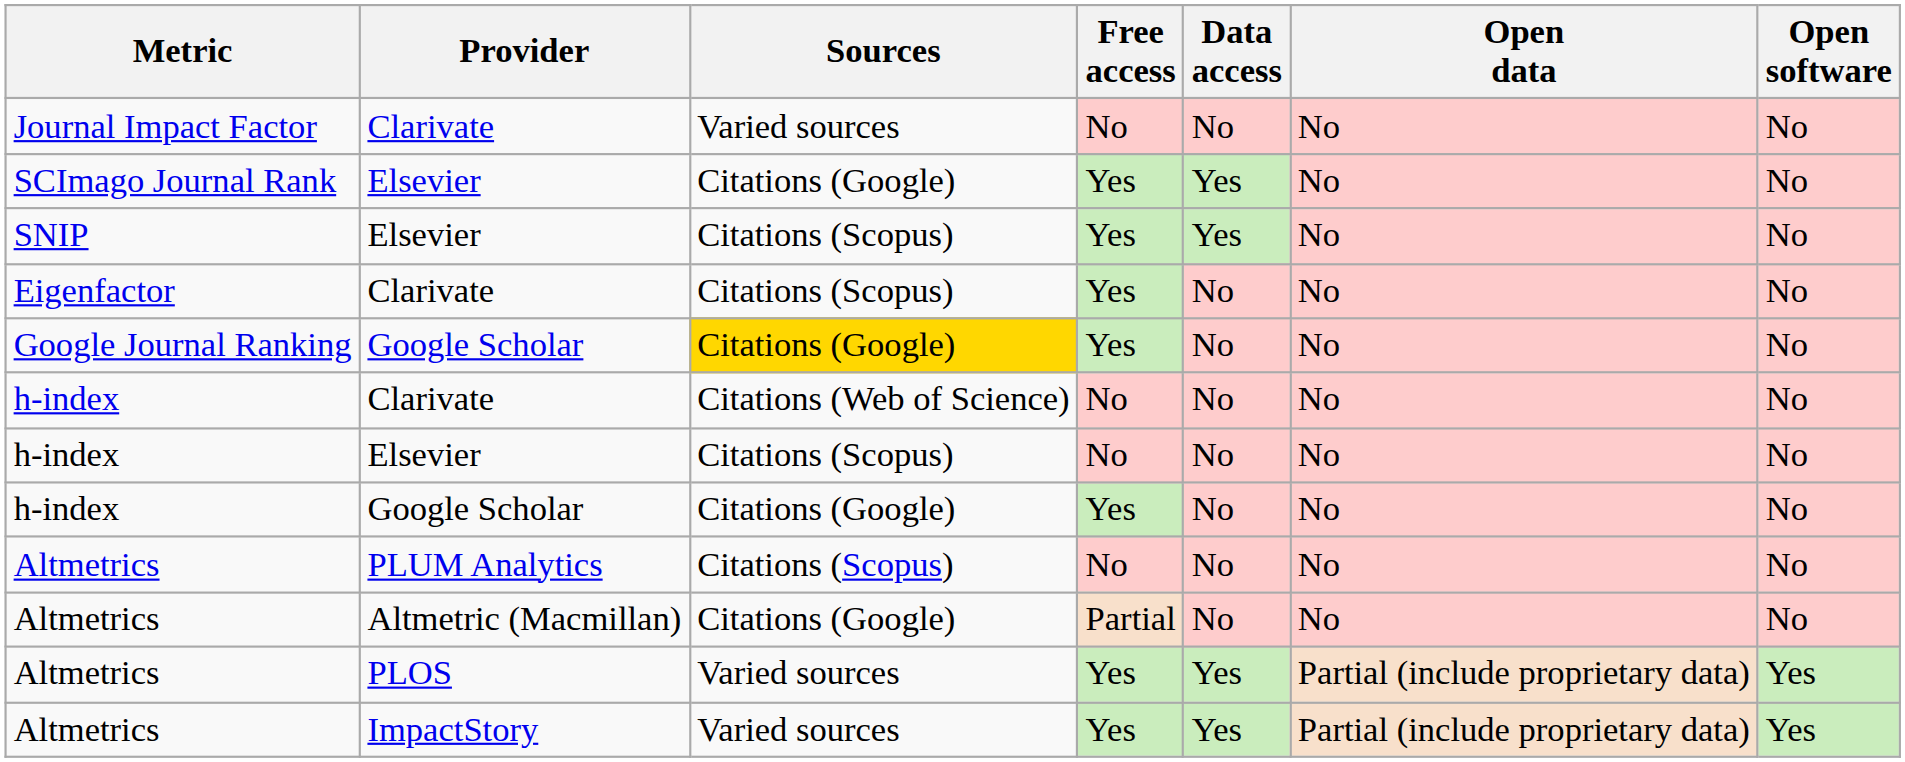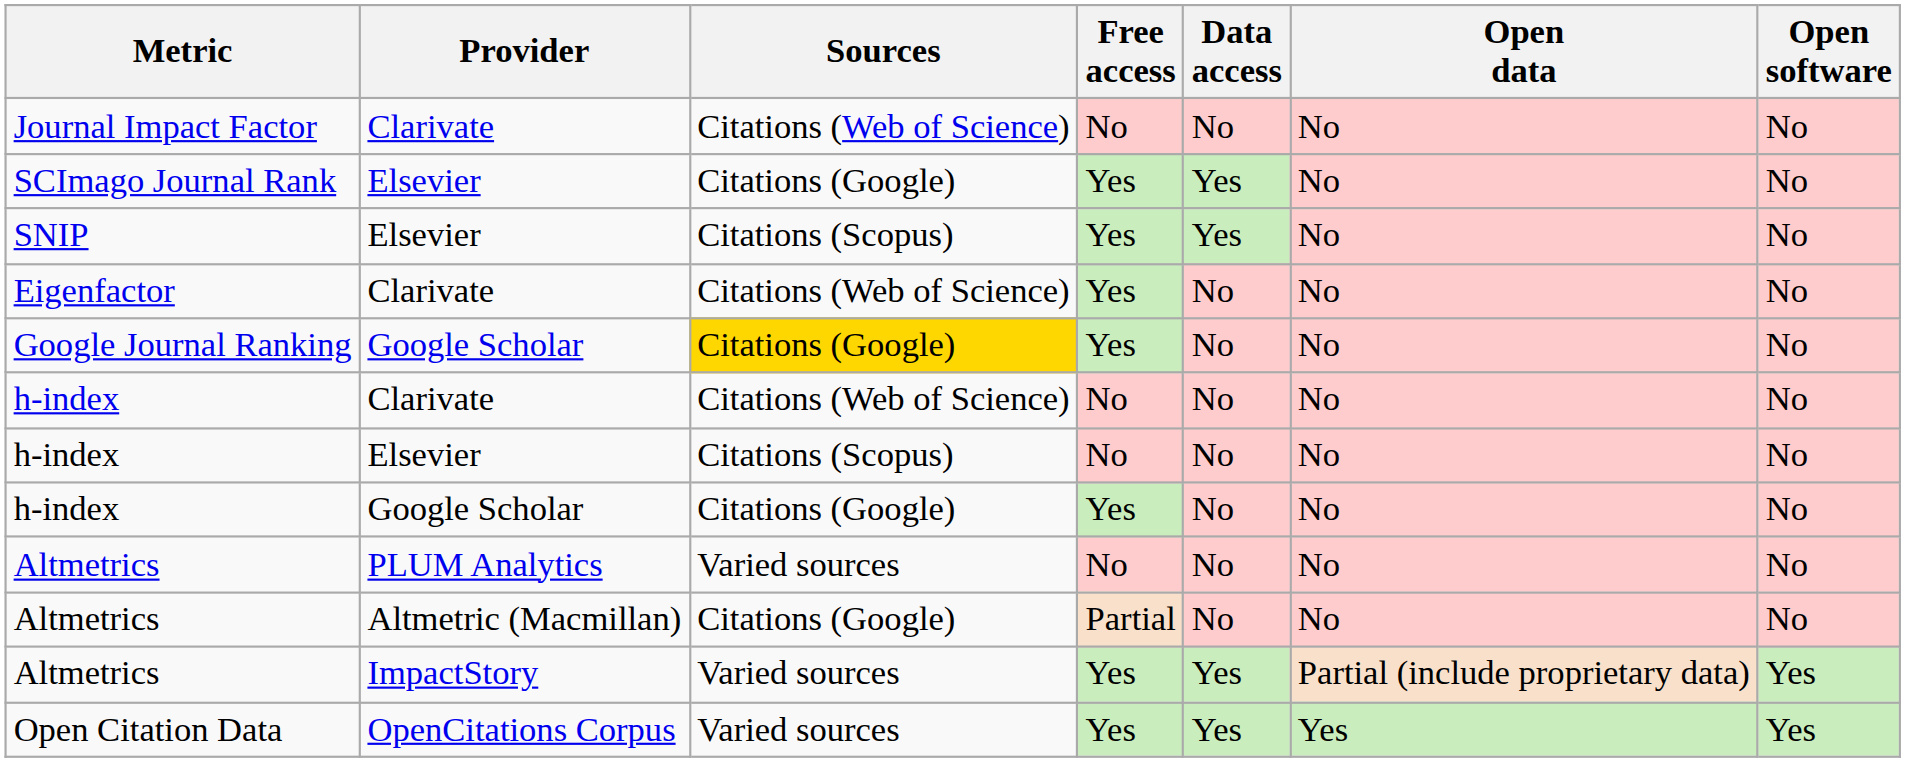(798, 125) Varied sources -> (883, 125) Citations (Web of Science)
(825, 290) Citations (Scopus) -> (883, 290) Citations (Web of Science)
(825, 564) Citations (Scopus) -> (798, 564) Varied sources
- row: (87, 673)
+ row: (148, 728)
